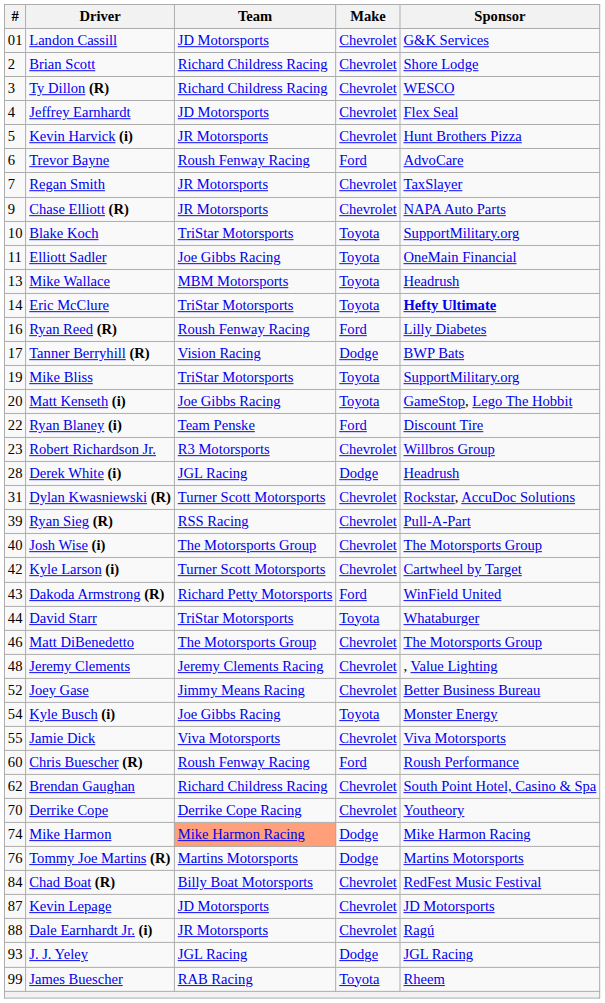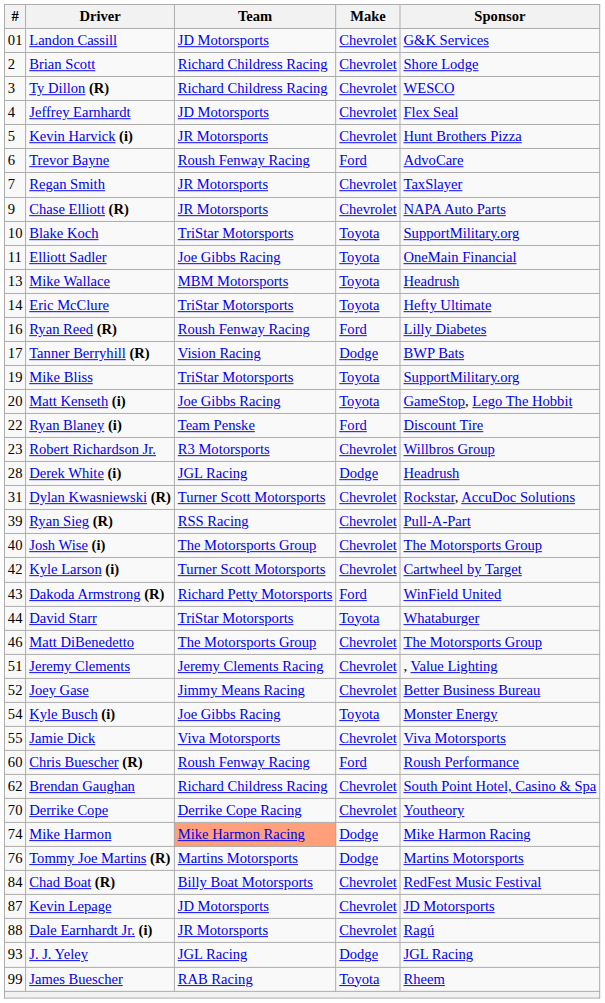(450, 305) bold -> (447, 305) normal
(15, 666) 48 -> (15, 666) 51
